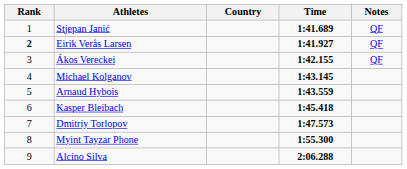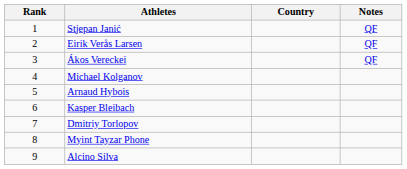- column: (315, 12)
(29, 44) bold -> (35, 44) normal
